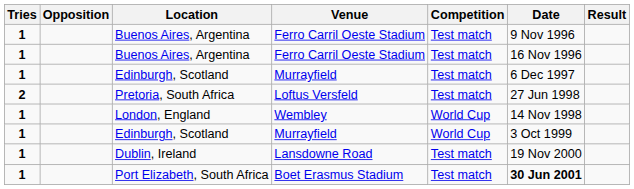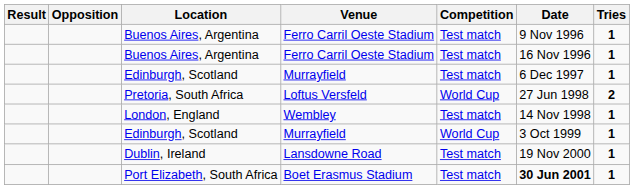columns swapped: (22, 15) <-> (607, 15)
(461, 94) Test match -> (470, 94) World Cup
(461, 114) World Cup -> (470, 114) Test match
